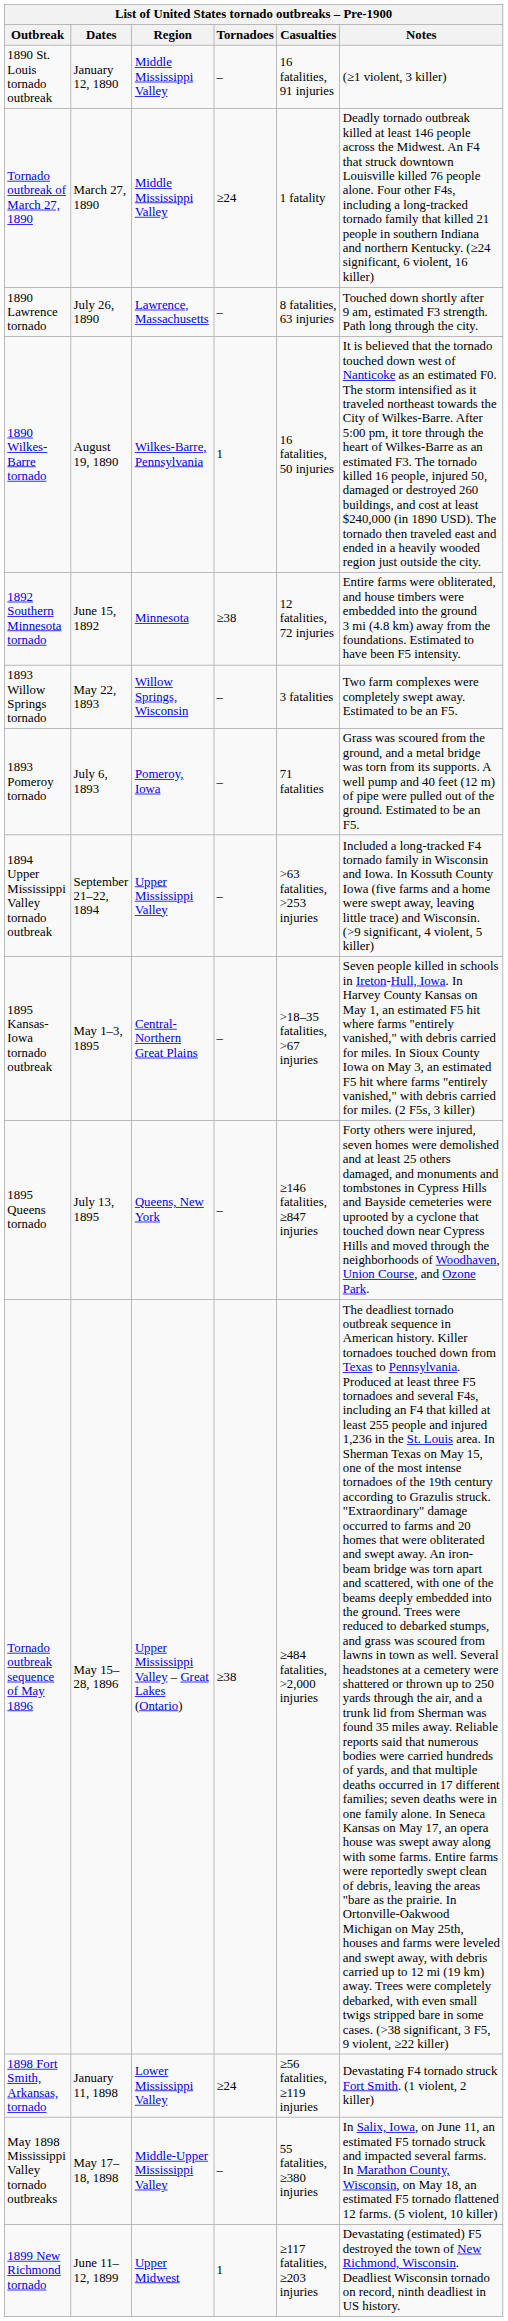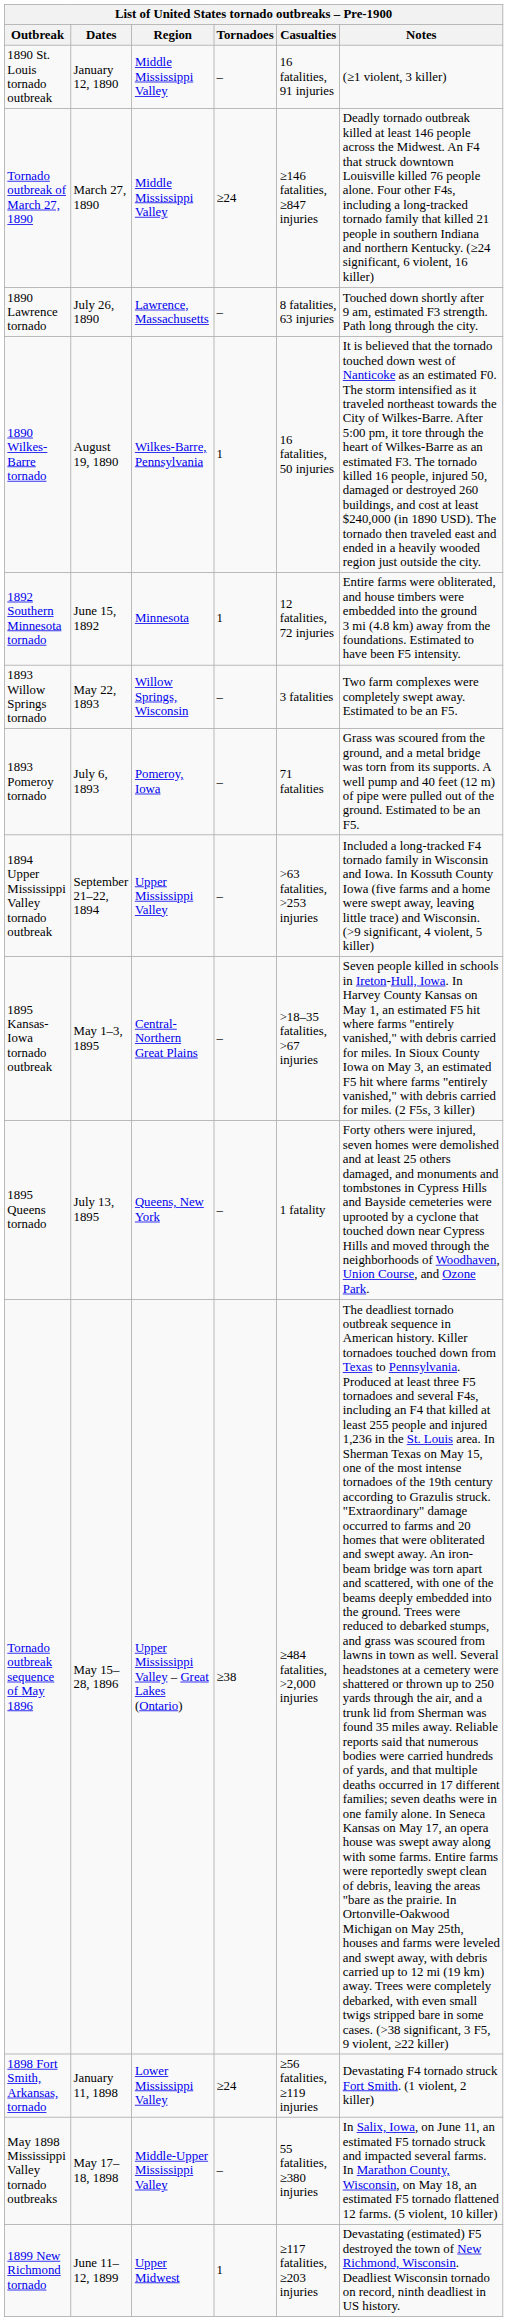(303, 197) 1 fatality -> (303, 197) ≥146 fatalities, ≥847 injuries
(227, 618) ≥38 -> (220, 618) 1
(303, 1209) ≥146 fatalities, ≥847 injuries -> (303, 1209) 1 fatality
